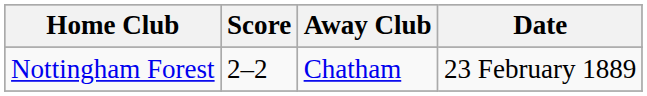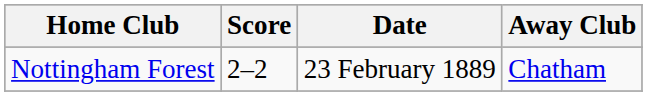columns swapped: (368, 25) <-> (540, 25)
